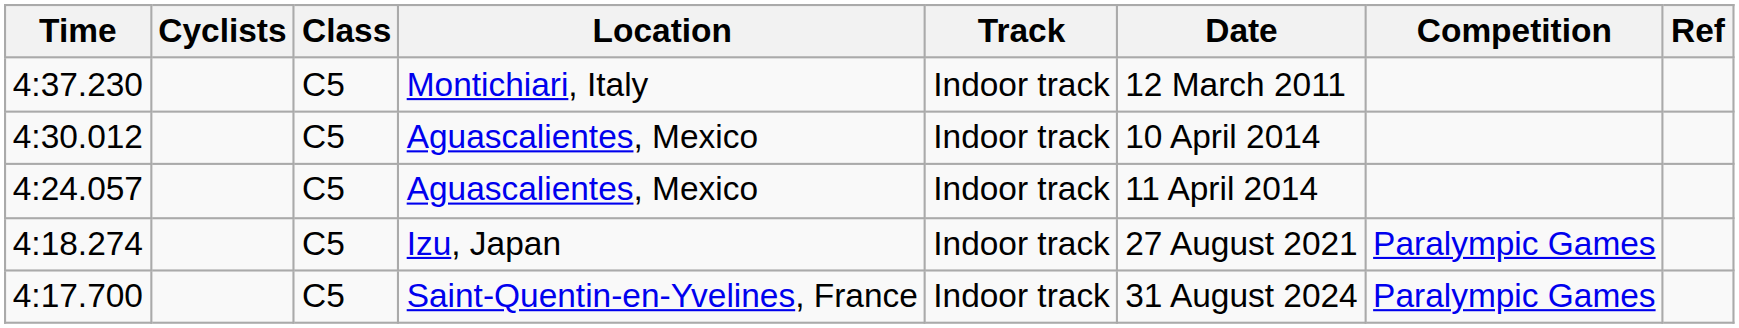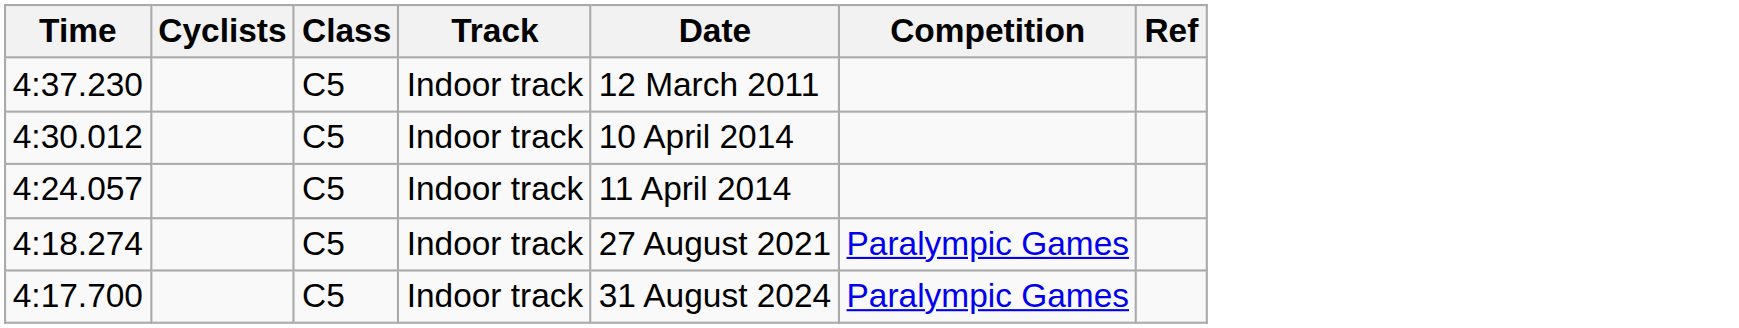- column: (662, 31)
